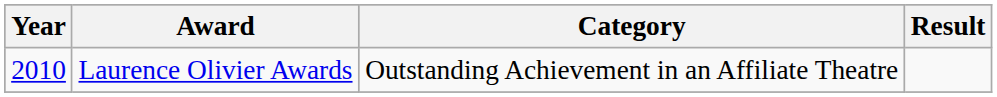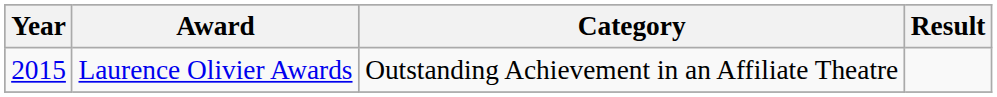(39, 69) 2010 -> (39, 69) 2015
